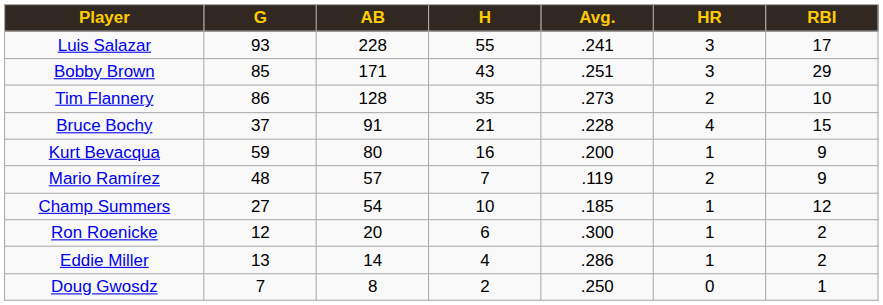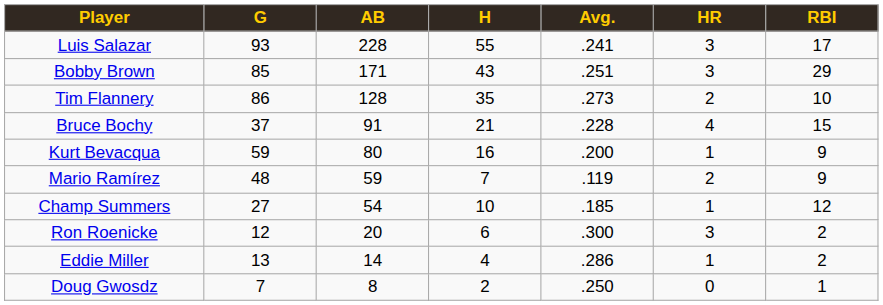(373, 179) 57 -> (373, 179) 59
(710, 233) 1 -> (710, 233) 3
